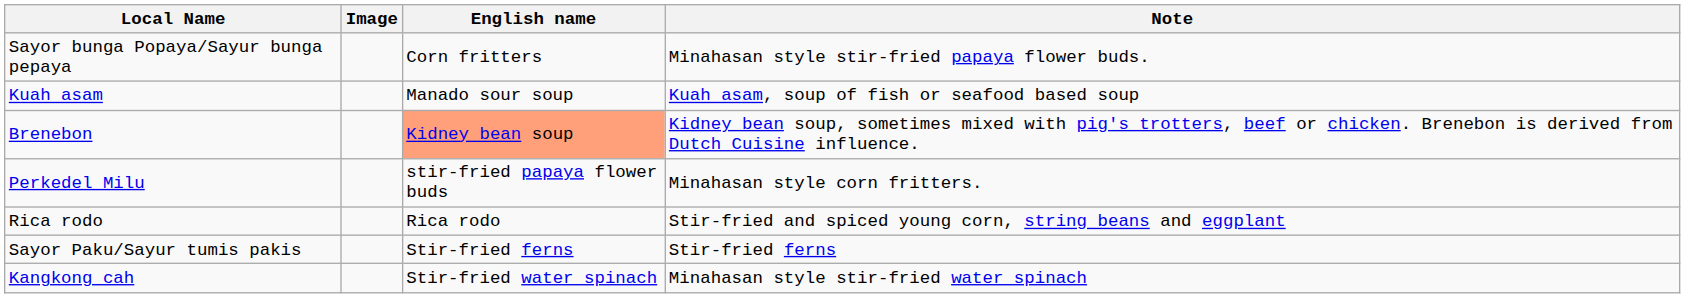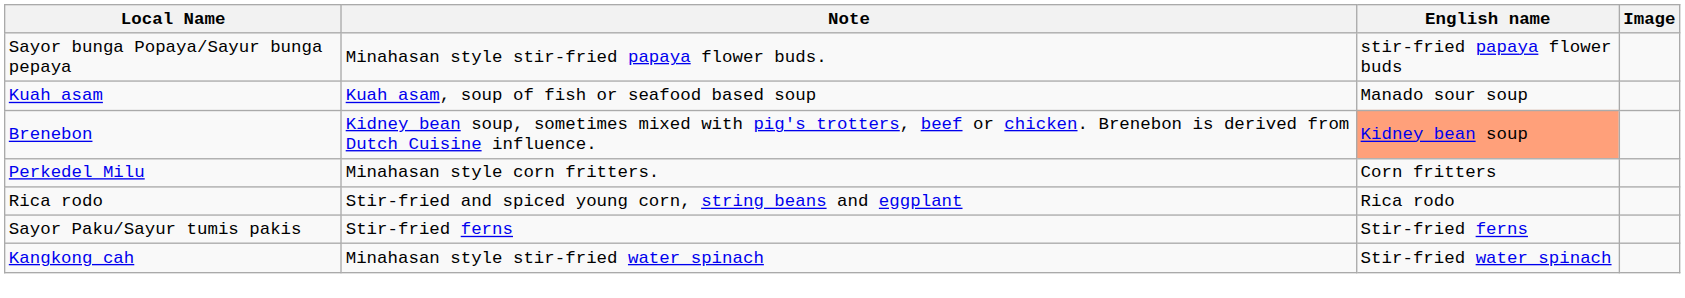columns swapped: (372, 19) <-> (1172, 19)
(474, 57) Corn fritters -> (1486, 57) stir-fried papaya flower buds
(532, 183) stir-fried papaya flower buds -> (1429, 173) Corn fritters
